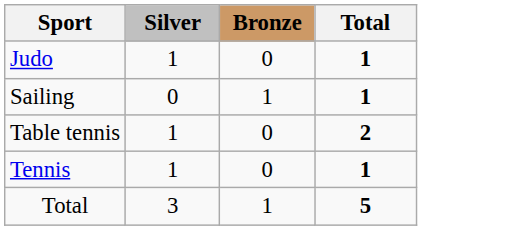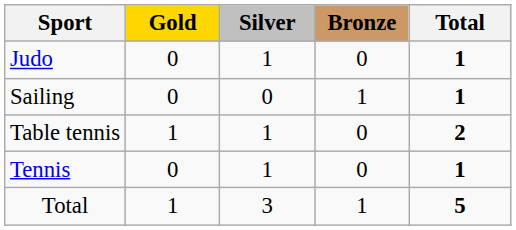+ column: (173, 22)
